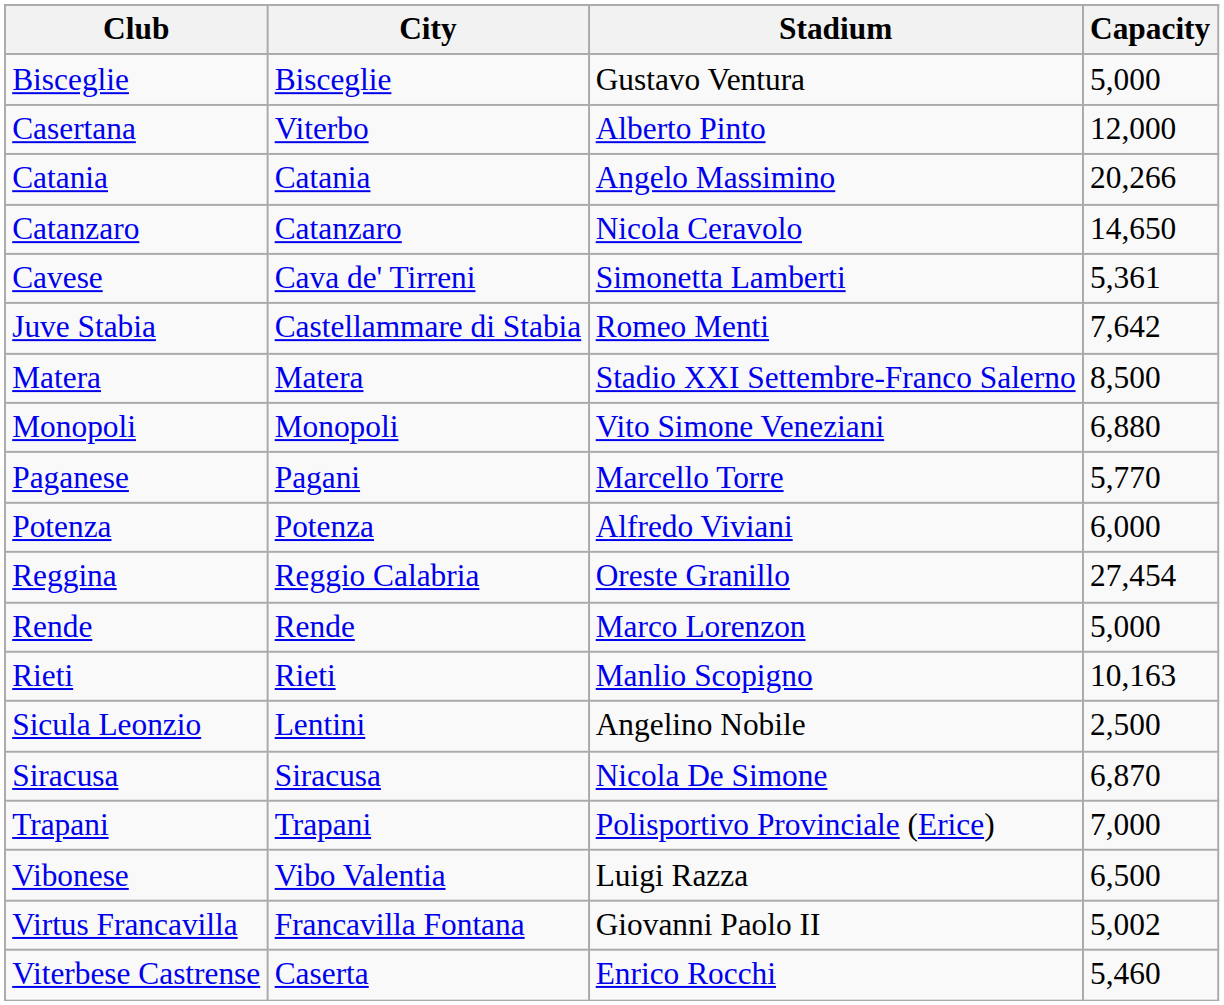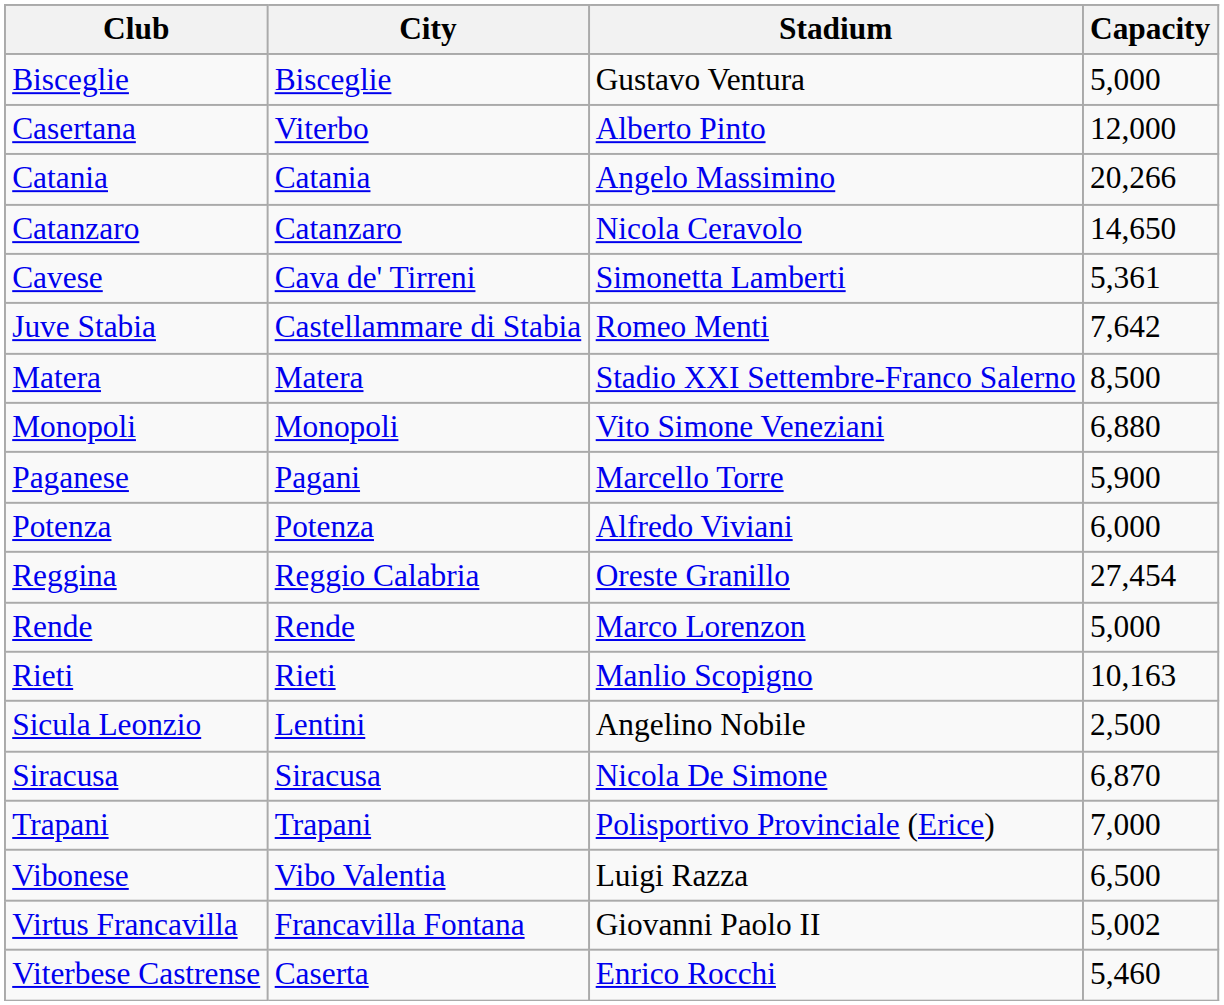(1125, 476) 5,770 -> (1125, 476) 5,900
